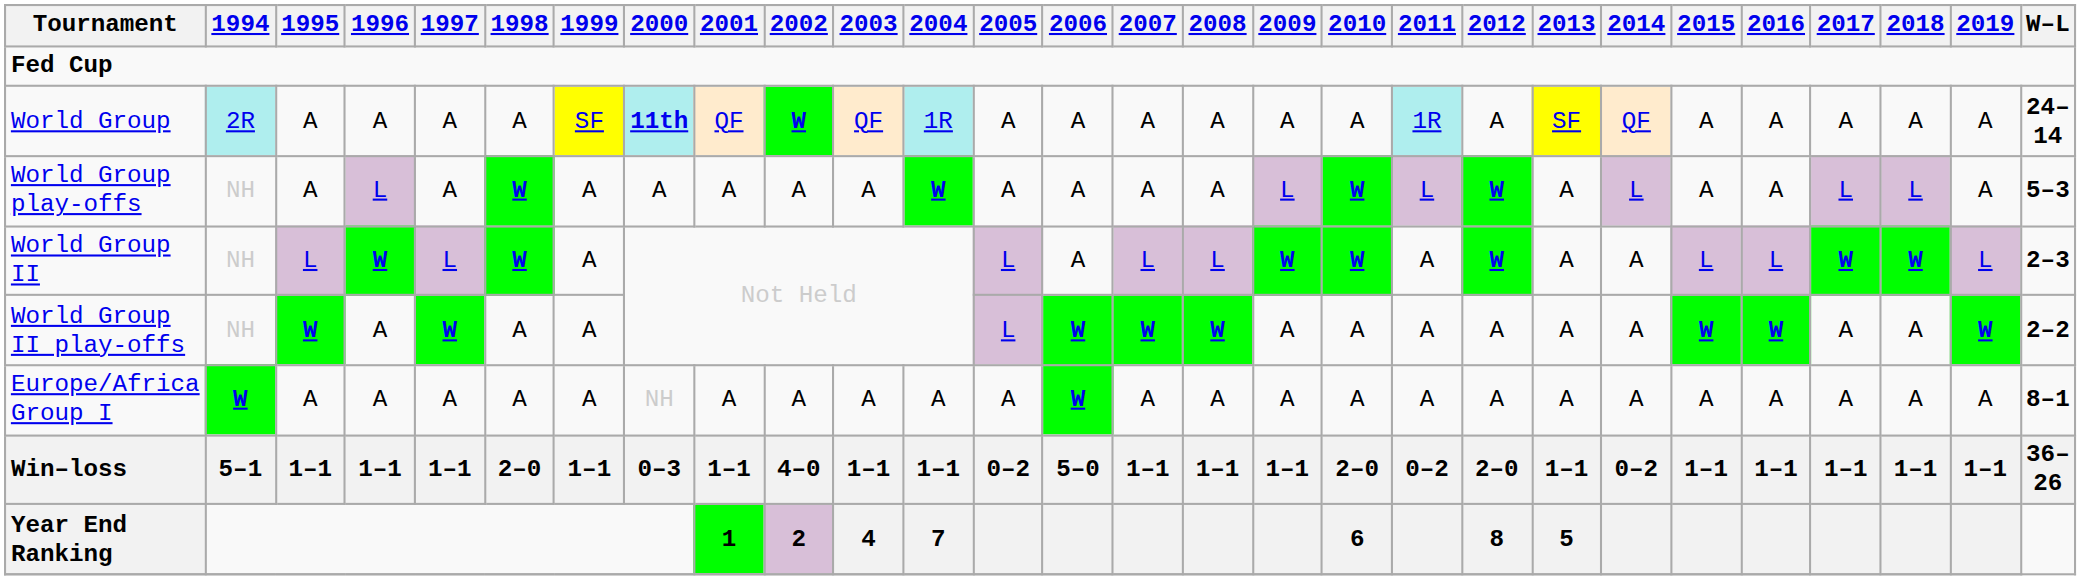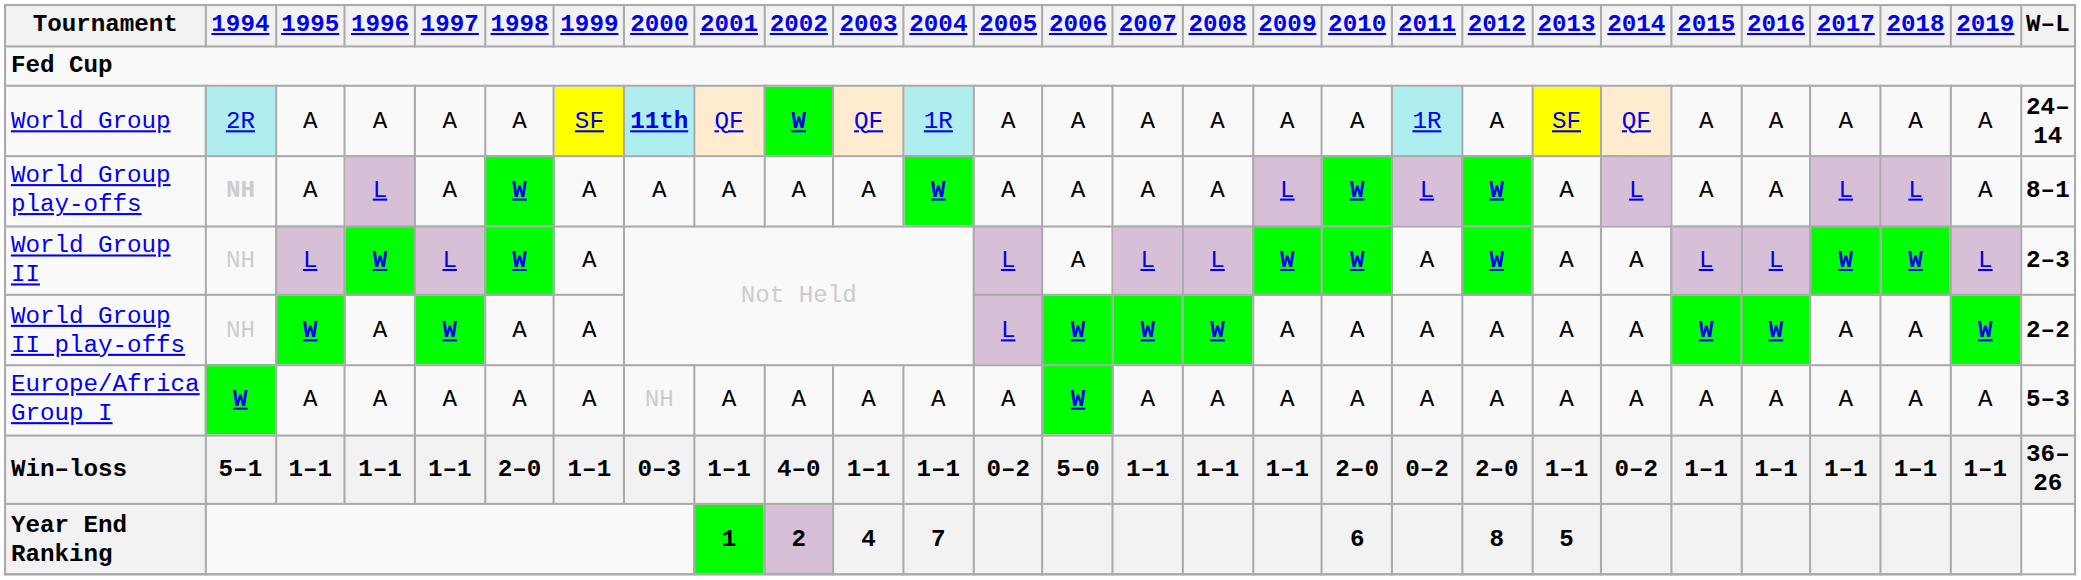(240, 191) normal -> (240, 191) bold
(2048, 191) 5–3 -> (2048, 191) 8–1
(2048, 400) 8–1 -> (2048, 400) 5–3
